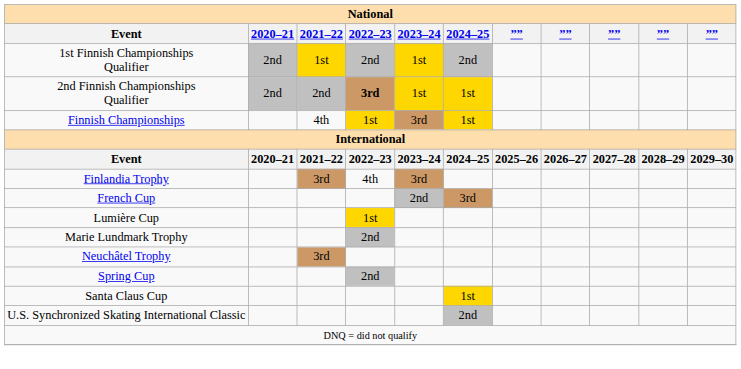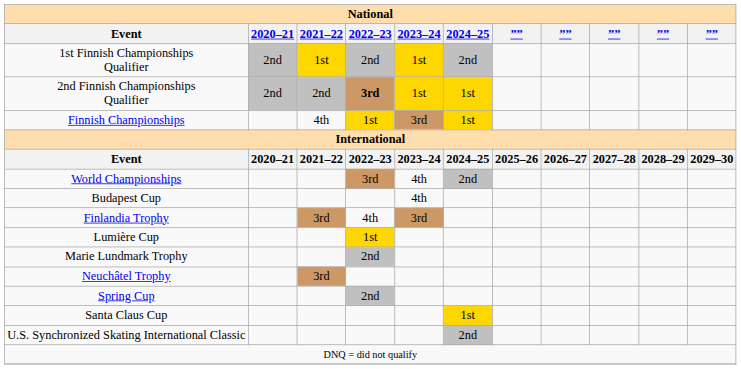+ row: (126, 178)
+ row: (126, 198)
- row: (126, 198)
